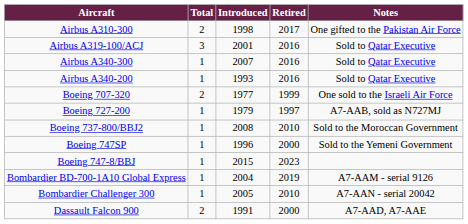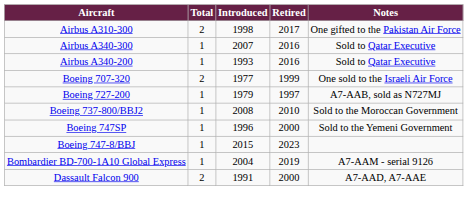- row: (96, 45)
- row: (96, 194)
